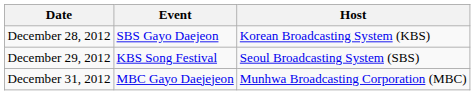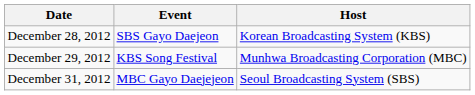(330, 57) Seoul Broadcasting System (SBS) -> (353, 57) Munhwa Broadcasting Corporation (MBC)
(353, 78) Munhwa Broadcasting Corporation (MBC) -> (330, 78) Seoul Broadcasting System (SBS)
